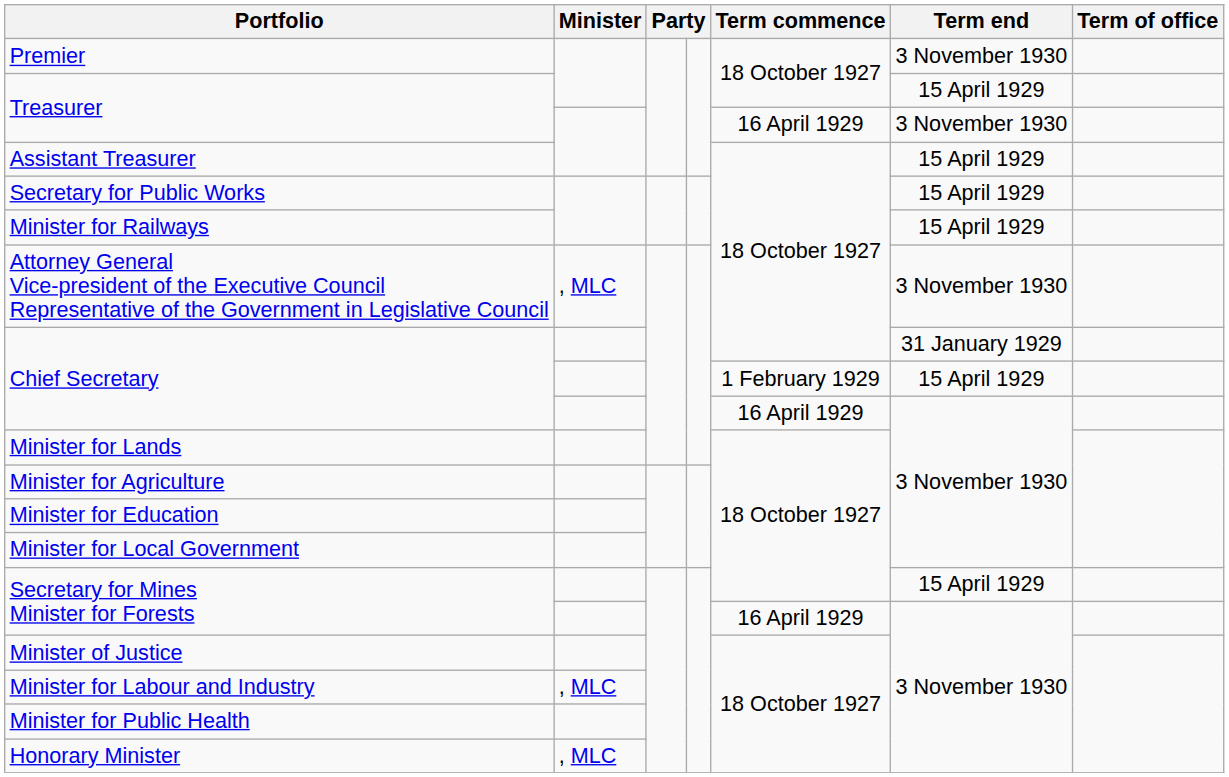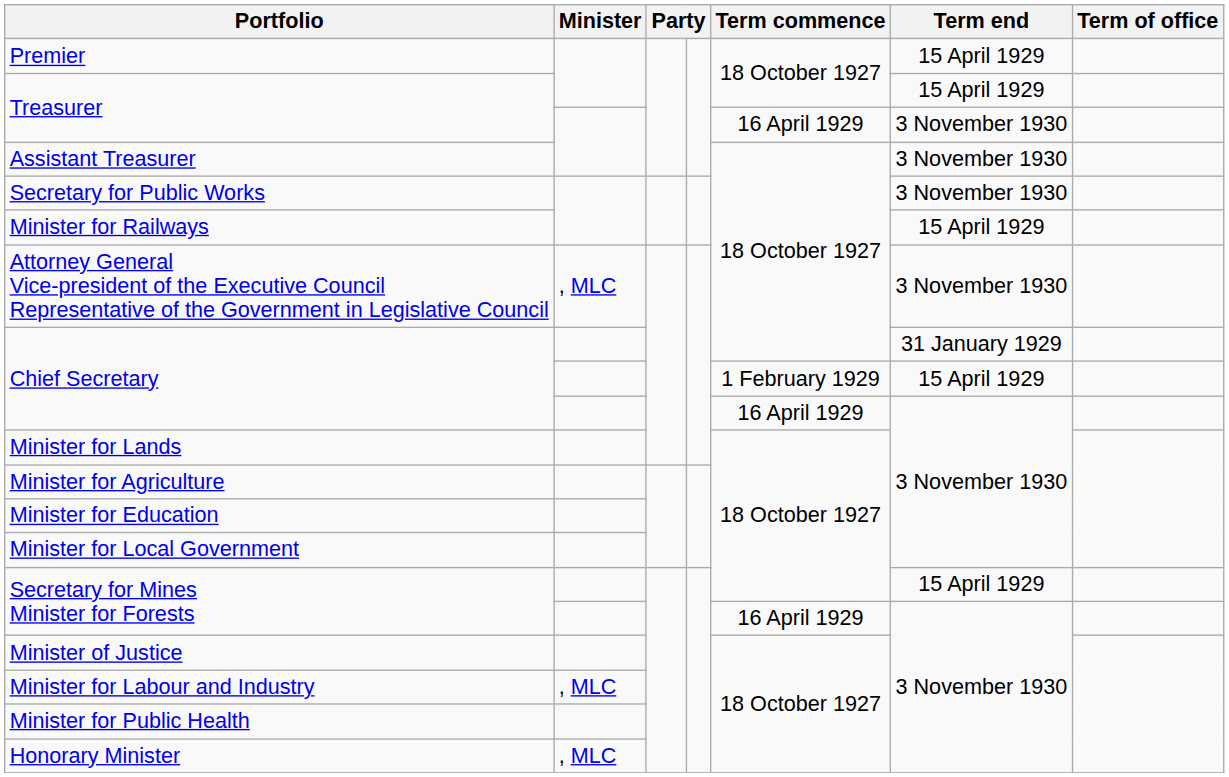(981, 55) 3 November 1930 -> (981, 55) 15 April 1929
(981, 158) 15 April 1929 -> (981, 158) 3 November 1930
(981, 192) 15 April 1929 -> (981, 192) 3 November 1930
